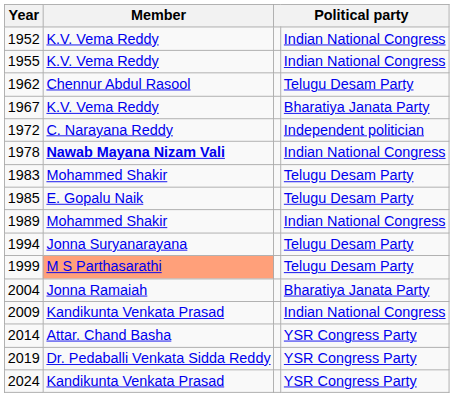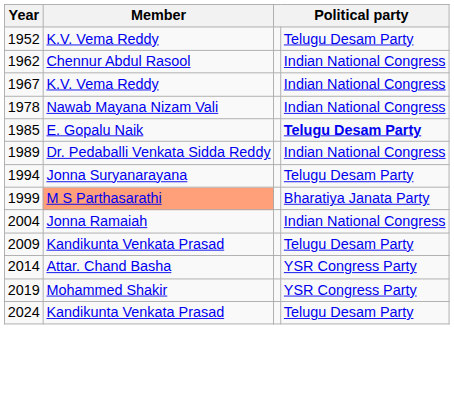(365, 38) Indian National Congress -> (349, 38) Telugu Desam Party
- row: (24, 61)
(349, 84) Telugu Desam Party -> (365, 61) Indian National Congress
(357, 107) Bharatiya Janata Party -> (365, 84) Indian National Congress
- row: (24, 130)
(136, 152) bold -> (132, 107) normal
- row: (24, 175)
(349, 198) normal -> (353, 130) bold
(107, 221) Mohammed Shakir -> (159, 152) Dr. Pedaballi Venkata Sidda Reddy
(349, 267) Telugu Desam Party -> (357, 198) Bharatiya Janata Party
(357, 289) Bharatiya Janata Party -> (365, 221) Indian National Congress
(365, 312) Indian National Congress -> (349, 244) Telugu Desam Party
(159, 358) Dr. Pedaballi Venkata Sidda Reddy -> (107, 289) Mohammed Shakir
(350, 381) YSR Congress Party -> (349, 312) Telugu Desam Party
